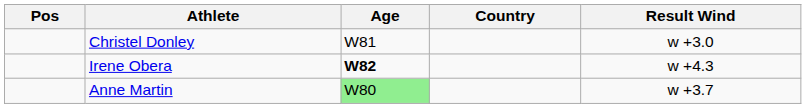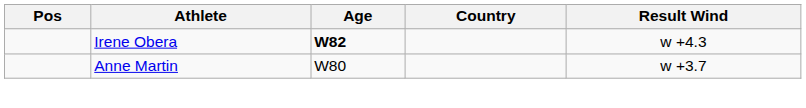- row: (142, 41)
(360, 90) lightgreen background -> (330, 66) no background
